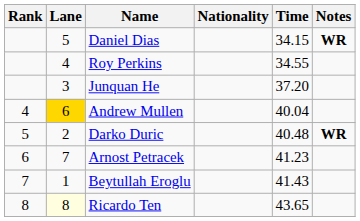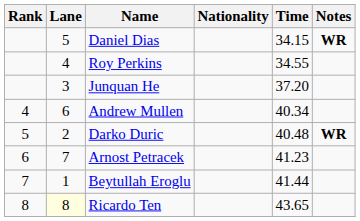(66, 110) gold background -> (66, 110) no background
(292, 110) 40.04 -> (292, 110) 40.34
(292, 181) 41.43 -> (292, 181) 41.44
